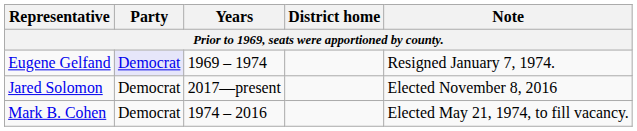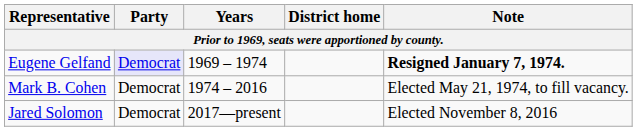(471, 63) normal -> (476, 63) bold
rows swapped: (57, 113) <-> (55, 88)
